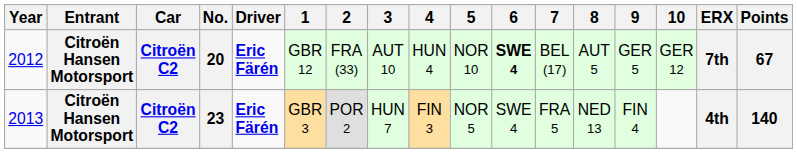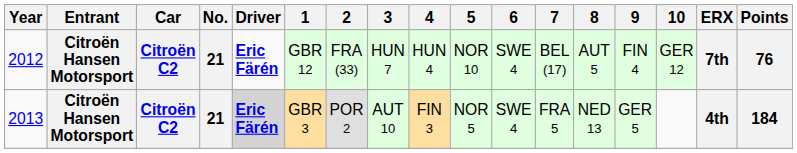(216, 60) 20 -> (216, 60) 21
(388, 60) AUT 10 -> (388, 60) HUN 7
(514, 60) bold -> (514, 60) normal
(635, 60) GER 5 -> (635, 60) FIN 4
(764, 60) 67 -> (764, 60) 76
(216, 119) 23 -> (216, 119) 21
(257, 119) no background -> (257, 119) lightgrey background
(388, 119) HUN 7 -> (388, 119) AUT 10
(635, 119) FIN 4 -> (635, 119) GER 5
(764, 119) 140 -> (764, 119) 184
